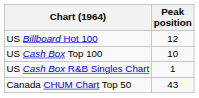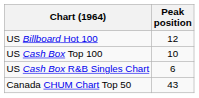(173, 69) 1 -> (173, 69) 6
